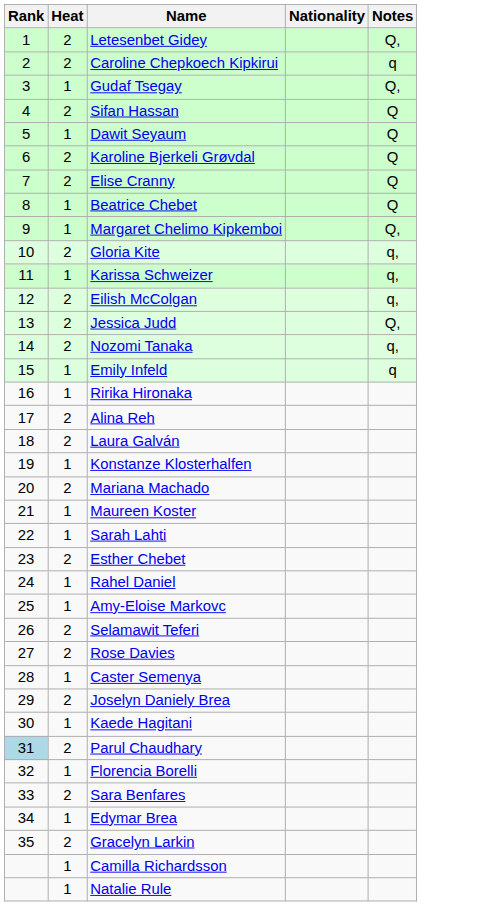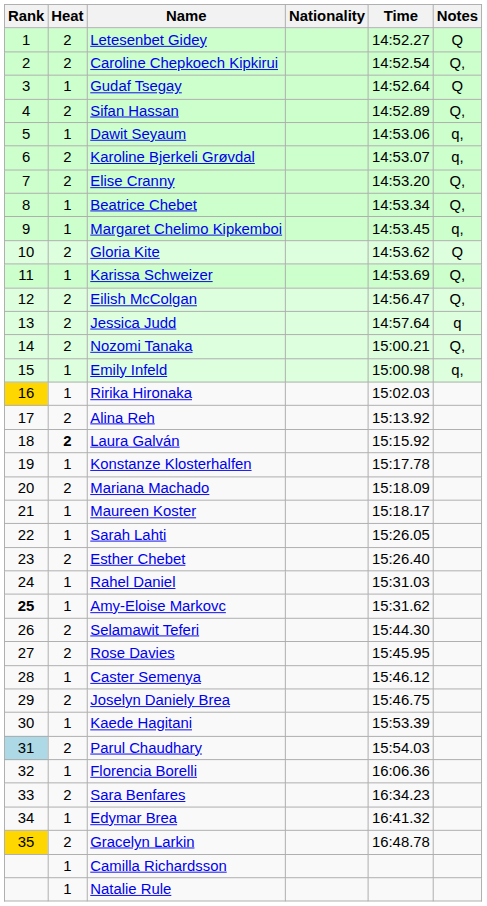+ column: (401, 16)
(393, 39) Q, -> (457, 39) Q
(393, 63) q -> (457, 63) Q,
(393, 87) Q, -> (457, 87) Q
(393, 110) Q -> (457, 110) Q,
(393, 134) Q -> (457, 134) q,
(393, 157) Q -> (457, 157) q,
(393, 181) Q -> (457, 181) Q,
(393, 205) Q -> (457, 205) Q,
(393, 228) Q, -> (457, 228) q,
(393, 252) q, -> (457, 252) Q
(393, 275) q, -> (457, 275) Q,
(393, 299) q, -> (457, 299) Q,
(393, 323) Q, -> (457, 323) q
(393, 346) q, -> (457, 346) Q,
(393, 370) q -> (457, 370) q,
(26, 393) no background -> (26, 393) gold background
(67, 441) normal -> (67, 441) bold
(26, 606) normal -> (26, 606) bold
(26, 842) no background -> (26, 842) gold background
